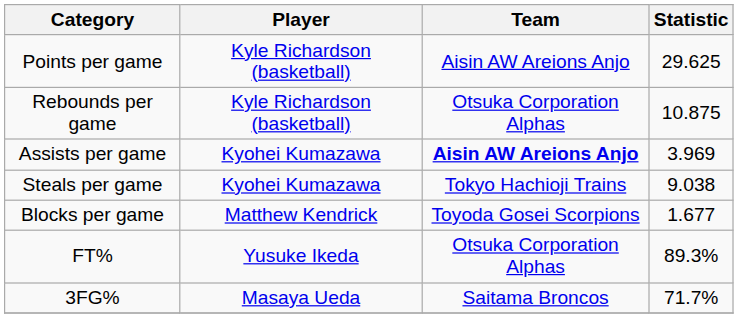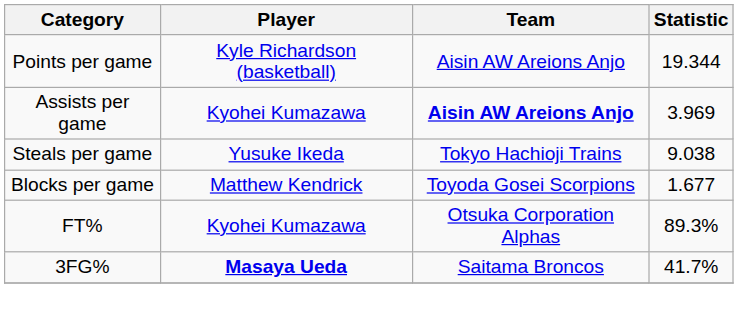(691, 60) 29.625 -> (691, 60) 19.344
- row: (92, 113)
(301, 184) Kyohei Kumazawa -> (286, 154) Yusuke Ikeda
(301, 256) Yusuke Ikeda -> (286, 225) Kyohei Kumazawa
(301, 297) normal -> (286, 267) bold
(691, 297) 71.7% -> (691, 267) 41.7%
